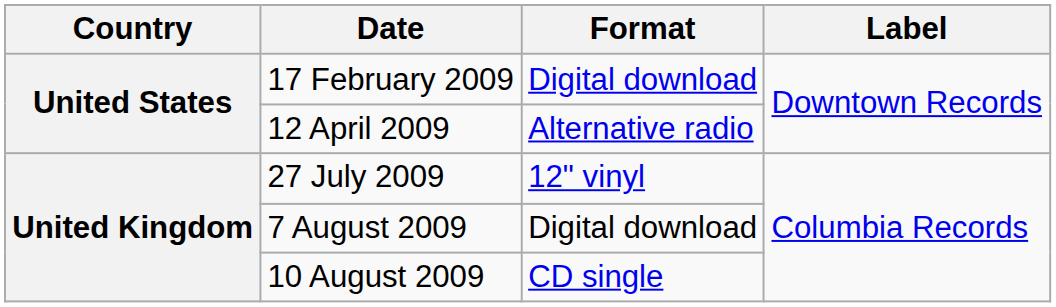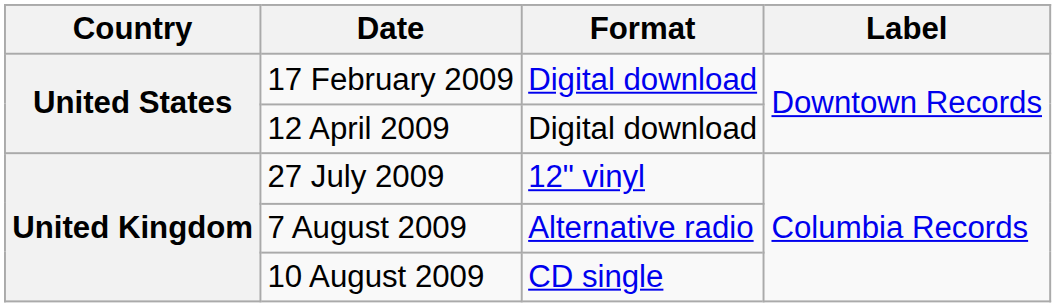(641, 128) Alternative radio -> (643, 128) Digital download
(643, 227) Digital download -> (641, 227) Alternative radio
